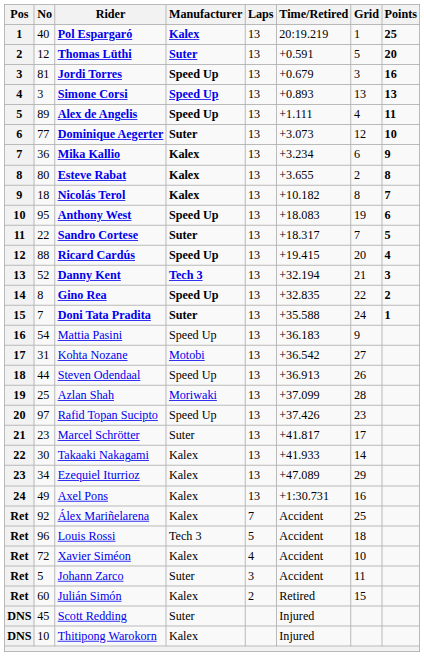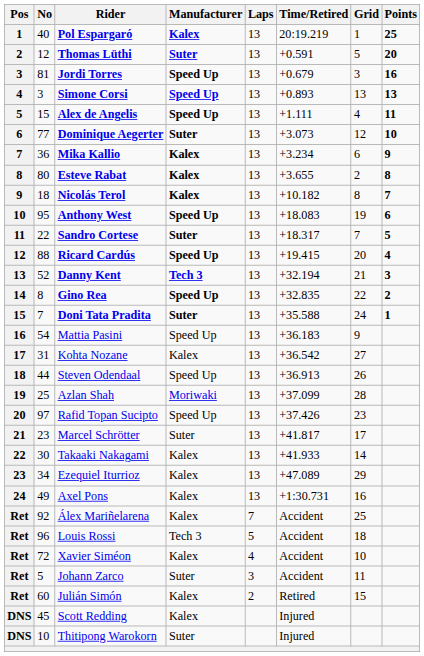(43, 114) 89 -> (43, 114) 15
(187, 355) Motobi -> (183, 355) Kalex
(182, 616) Suter -> (183, 616) Kalex
(183, 636) Kalex -> (182, 636) Suter
